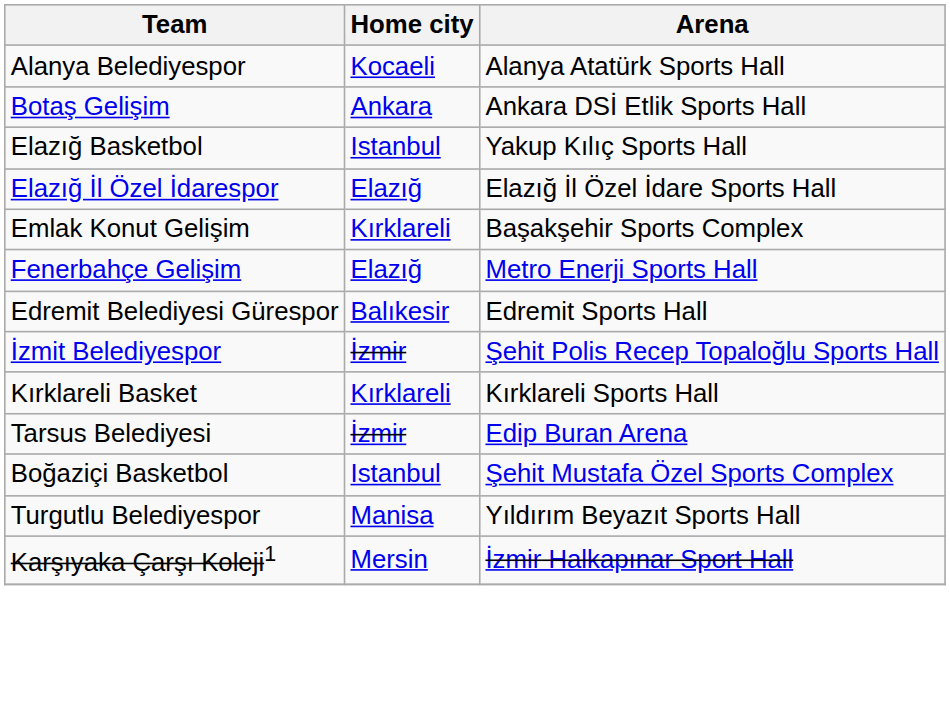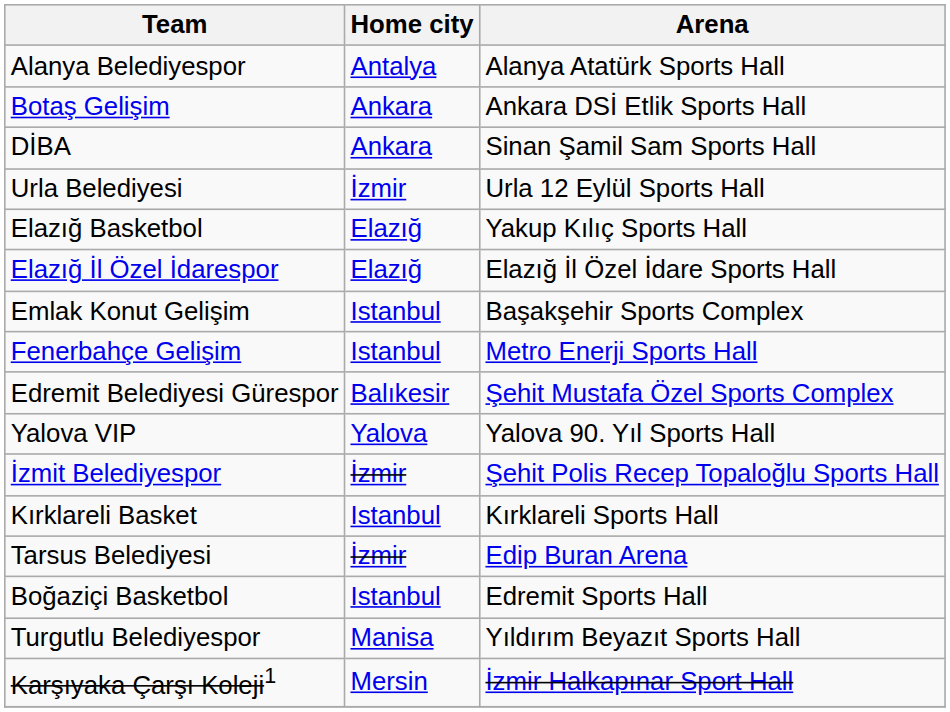(393, 65) Kocaeli -> (393, 65) Antalya
+ row: (41, 147)
+ row: (97, 188)
(396, 147) Istanbul -> (386, 229) Elazığ
(401, 229) Kırklareli -> (396, 310) Istanbul
(386, 270) Elazığ -> (396, 351) Istanbul
(596, 310) Edremit Sports Hall -> (689, 392) Şehit Mustafa Özel Sports Complex
+ row: (74, 433)
(401, 392) Kırklareli -> (396, 515) Istanbul
(689, 474) Şehit Mustafa Özel Sports Complex -> (596, 596) Edremit Sports Hall
